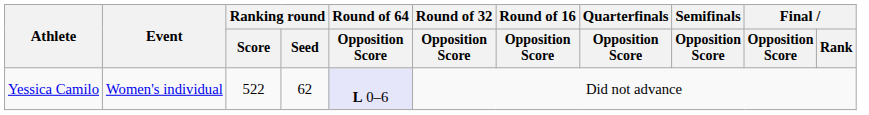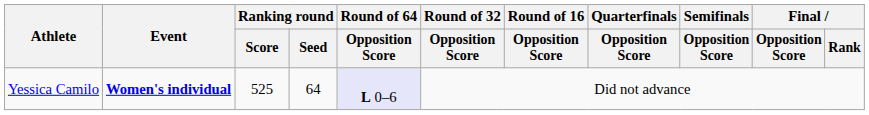(164, 89) normal -> (169, 89) bold
(254, 89) 522 -> (262, 89) 525
(305, 89) 62 -> (313, 89) 64
